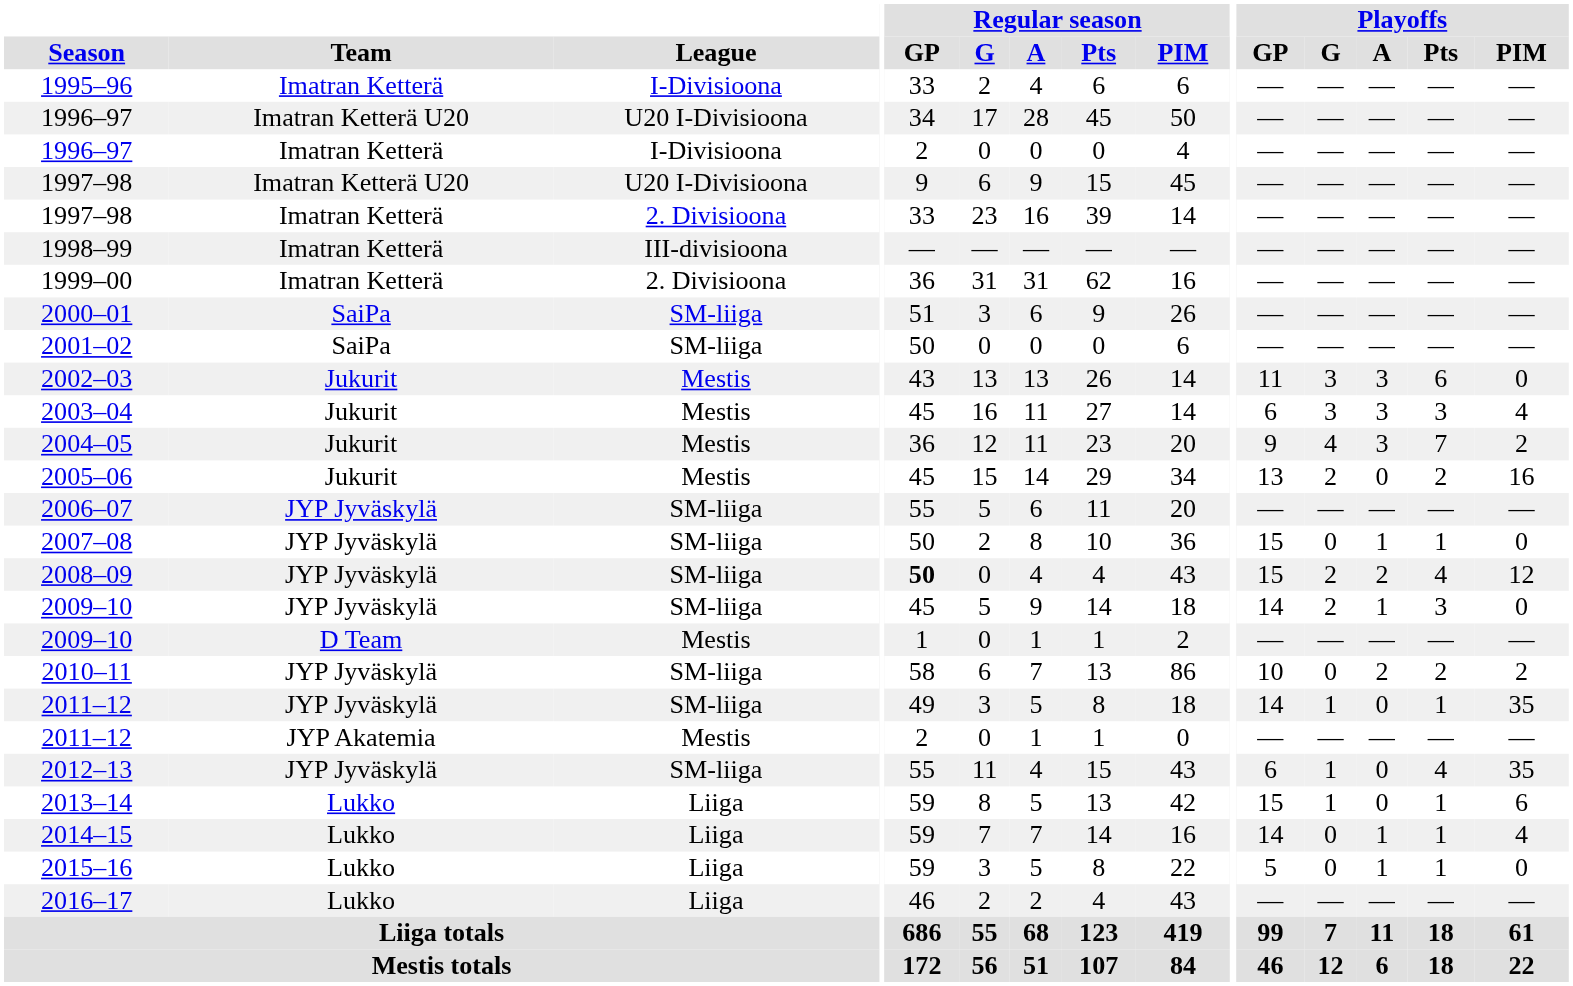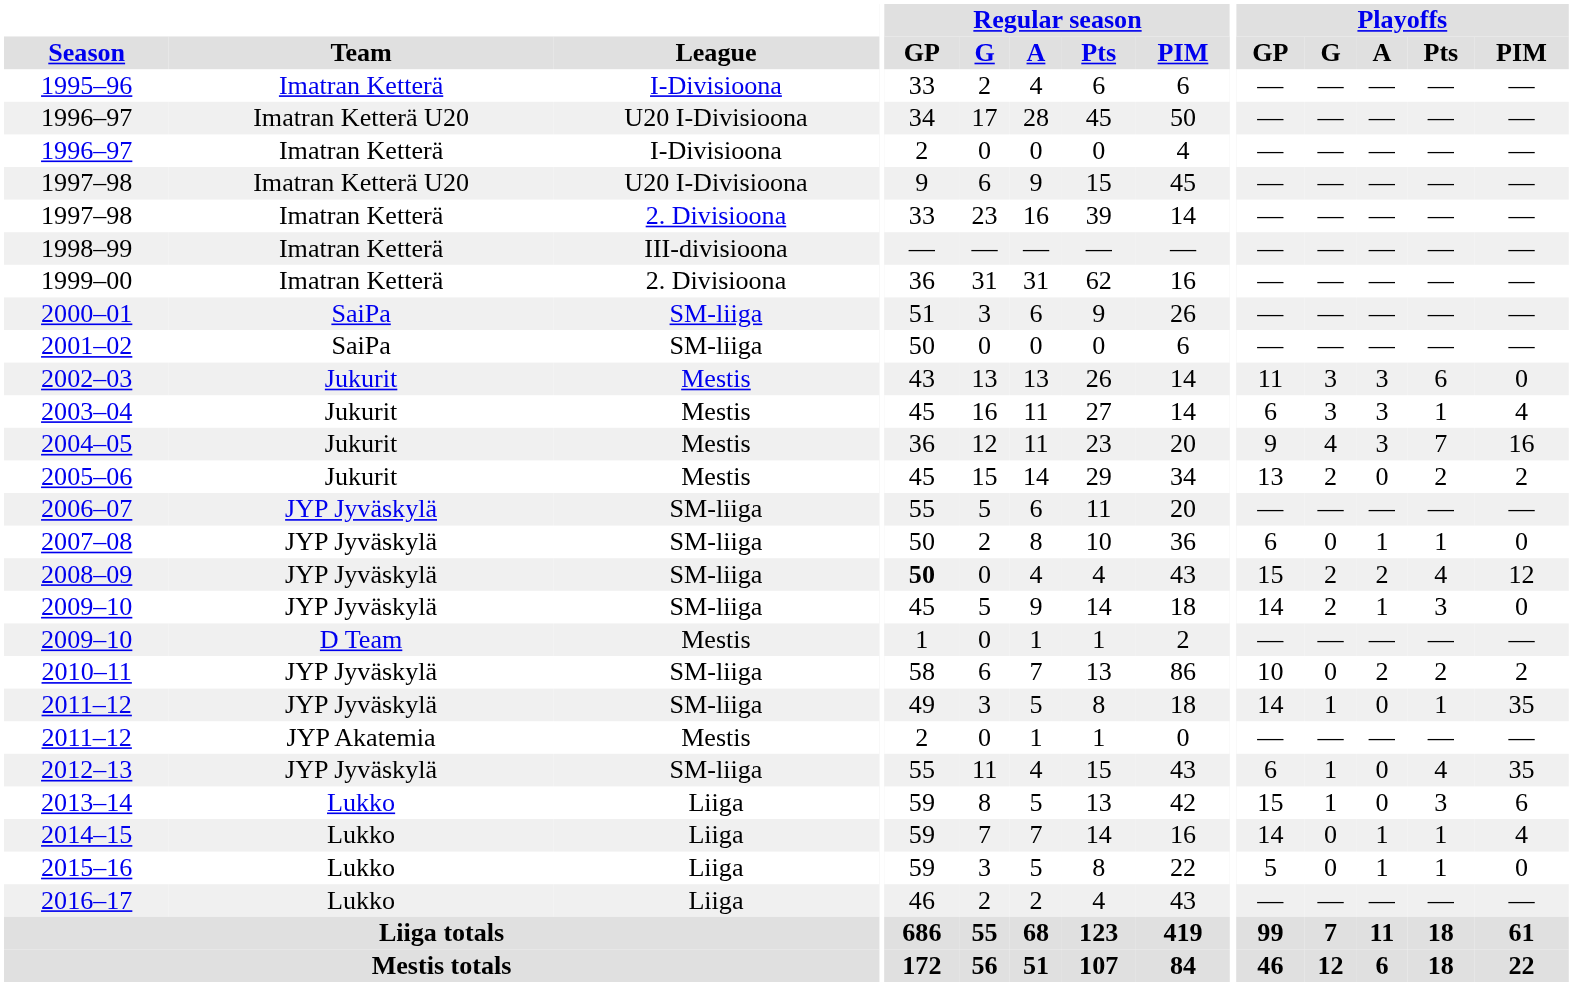(1441, 411) 3 -> (1441, 411) 1
(1521, 443) 2 -> (1521, 443) 16
(1521, 476) 16 -> (1521, 476) 2
(1270, 541) 15 -> (1270, 541) 6
(1441, 802) 1 -> (1441, 802) 3
